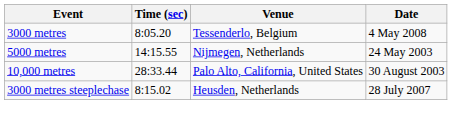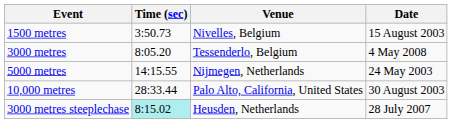+ row: (37, 33)
(153, 90) no background -> (153, 109) paleturquoise background
